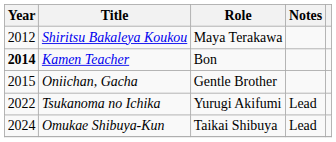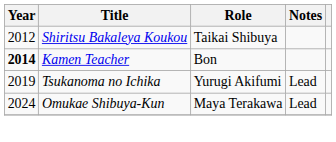(238, 37) Maya Terakawa -> (236, 37) Taikai Shibuya
- row: (90, 81)
(22, 103) 2022 -> (22, 81) 2019
(236, 125) Taikai Shibuya -> (238, 103) Maya Terakawa
